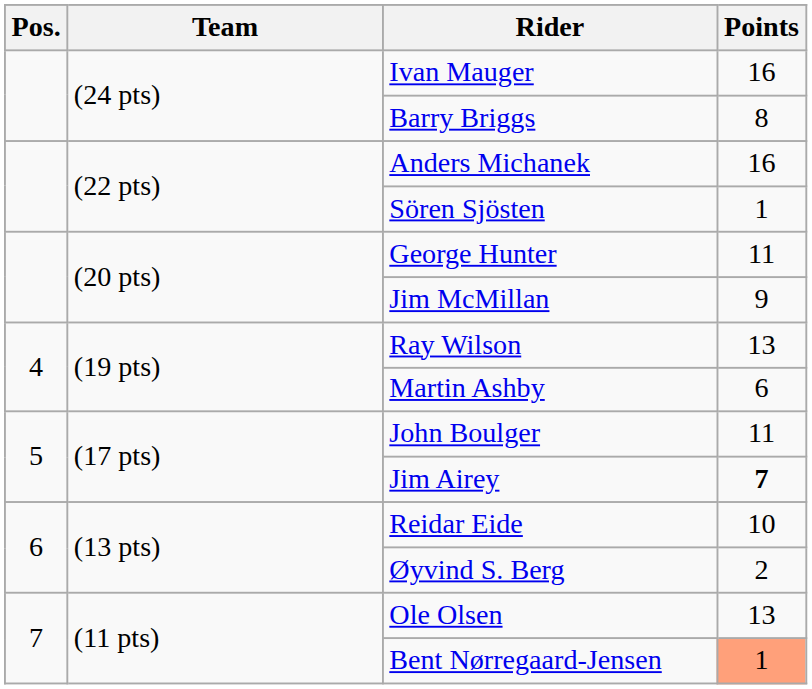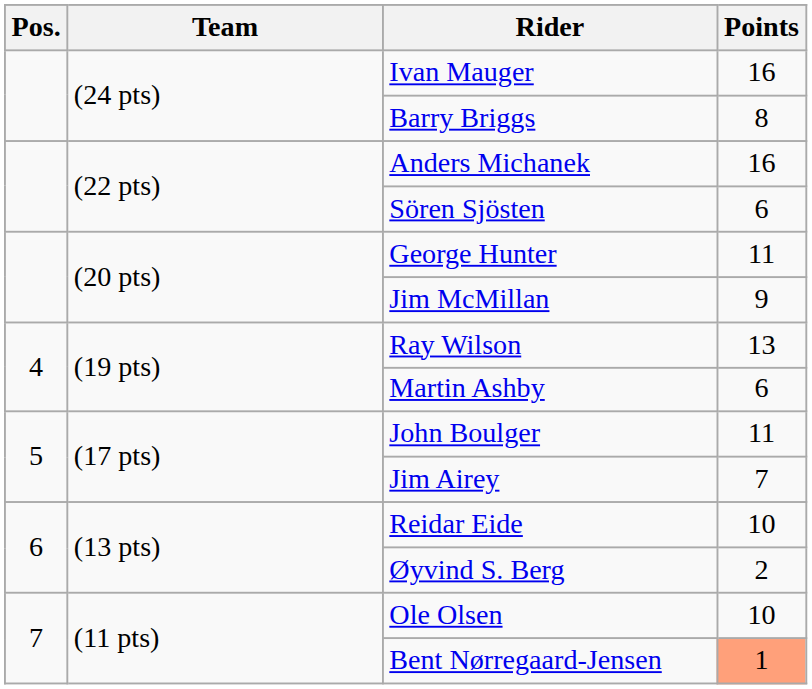(762, 207) 1 -> (762, 207) 6
(762, 479) bold -> (762, 479) normal
(762, 615) 13 -> (762, 615) 10
